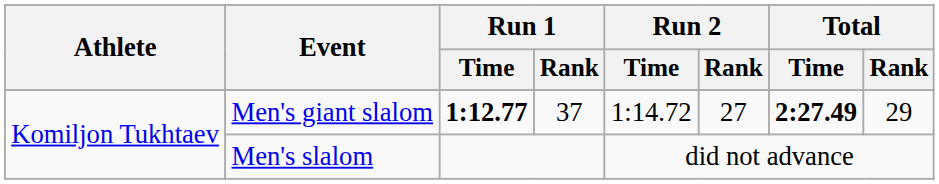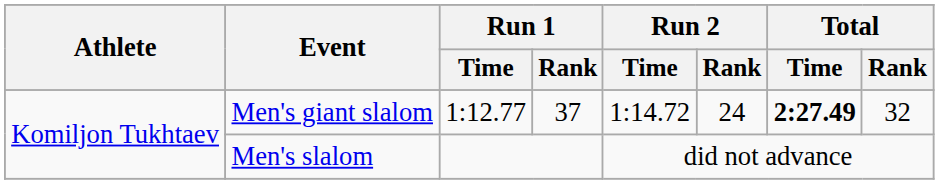(487, 112) bold -> (486, 112) normal
(733, 112) 27 -> (732, 112) 24
(899, 112) 29 -> (897, 112) 32
